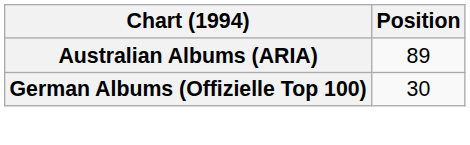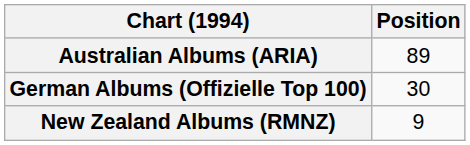+ row: (188, 122)
